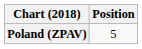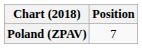(113, 33) 5 -> (113, 33) 7
